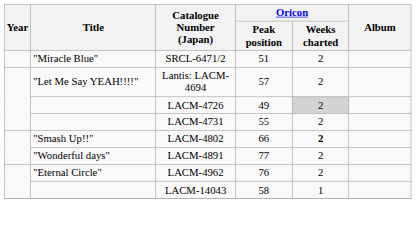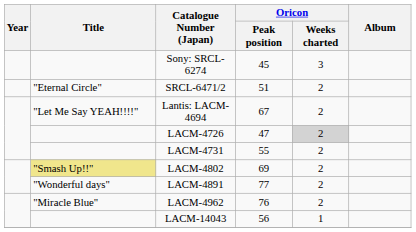+ row: (196, 65)
(66, 59) "Miracle Blue" -> (67, 88) "Eternal Circle"
(264, 82) 57 -> (264, 111) 67
(264, 105) 49 -> (264, 134) 47
(63, 139) no background -> (63, 168) khaki background
(264, 139) 66 -> (264, 168) 69
(321, 139) bold -> (321, 168) normal
(67, 173) "Eternal Circle" -> (66, 202) "Miracle Blue"
(264, 190) 58 -> (264, 219) 56
